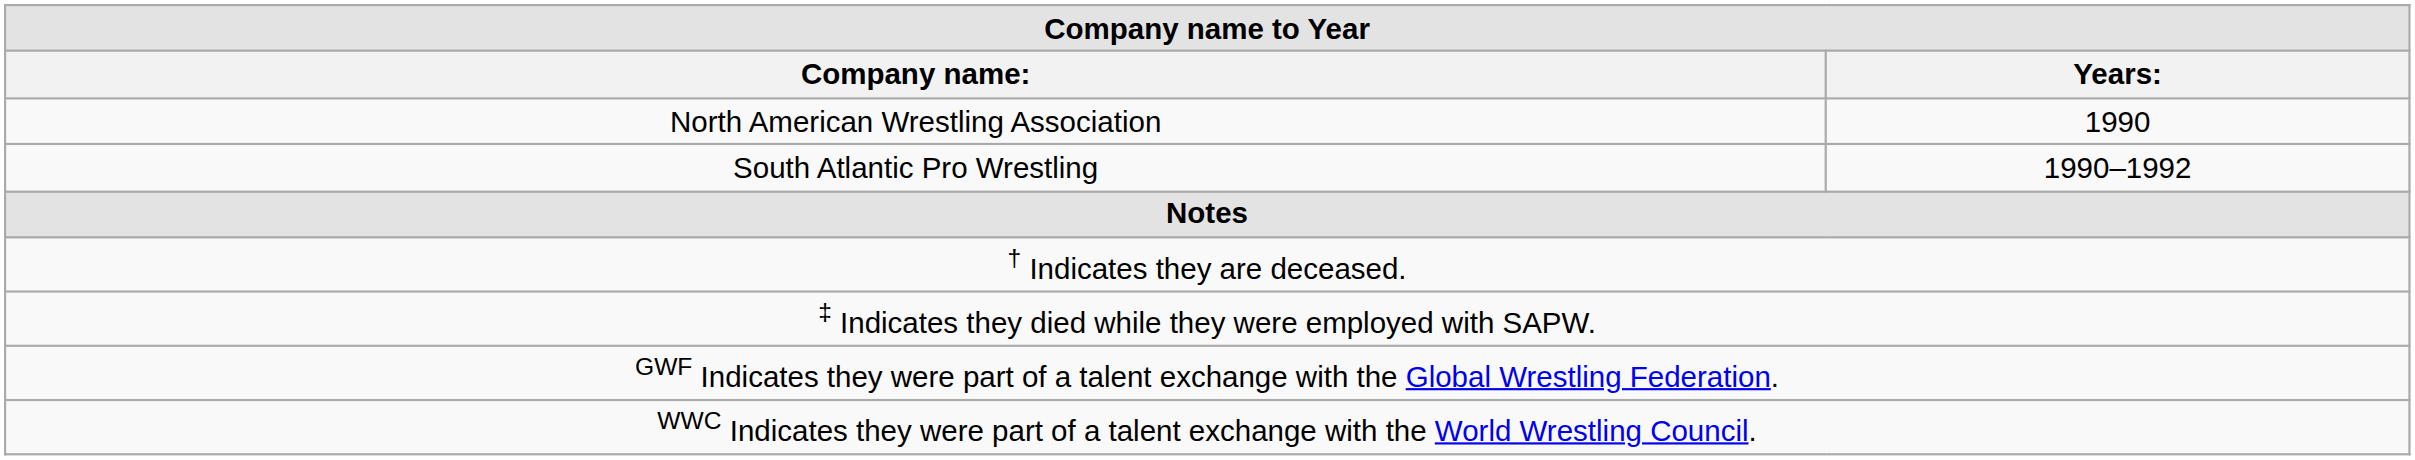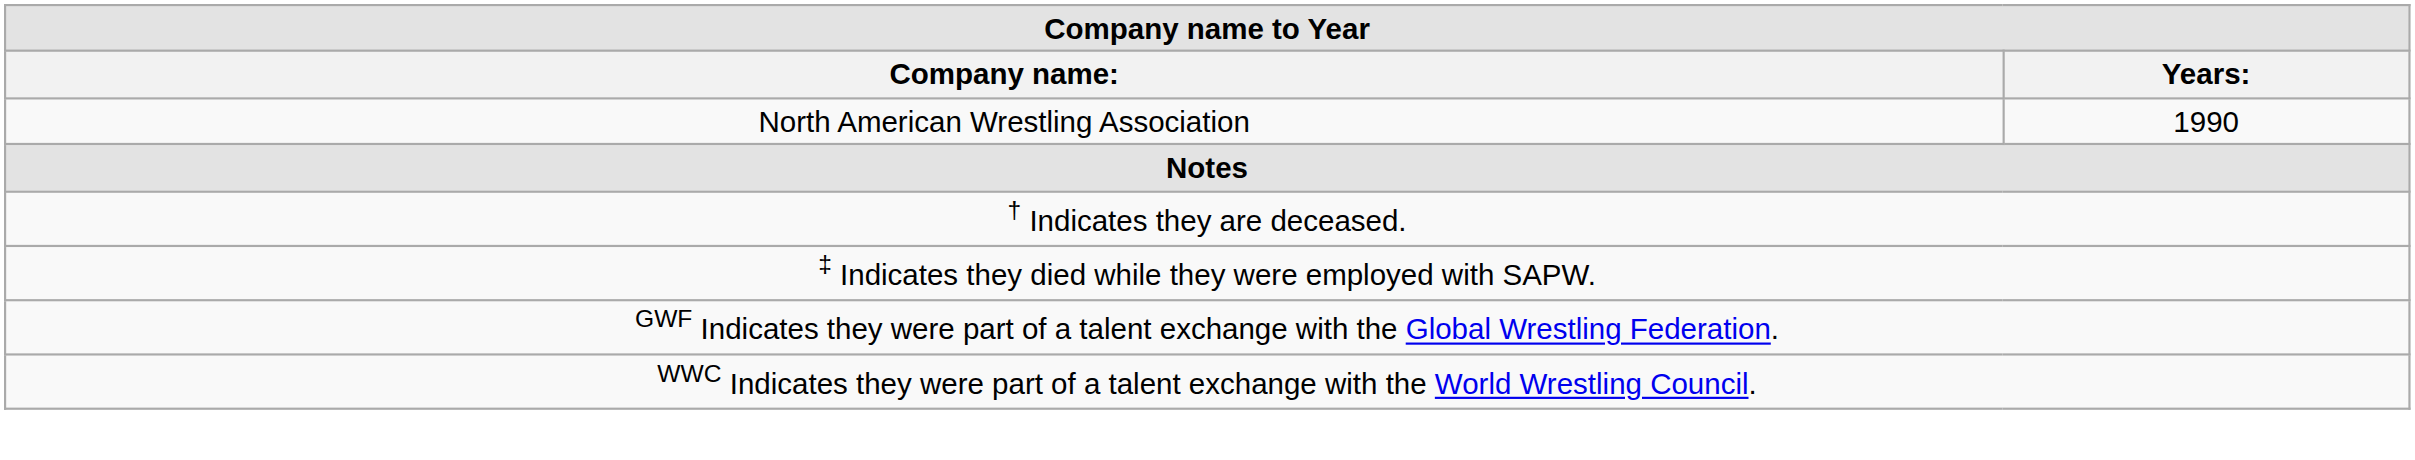- row: (916, 167)
